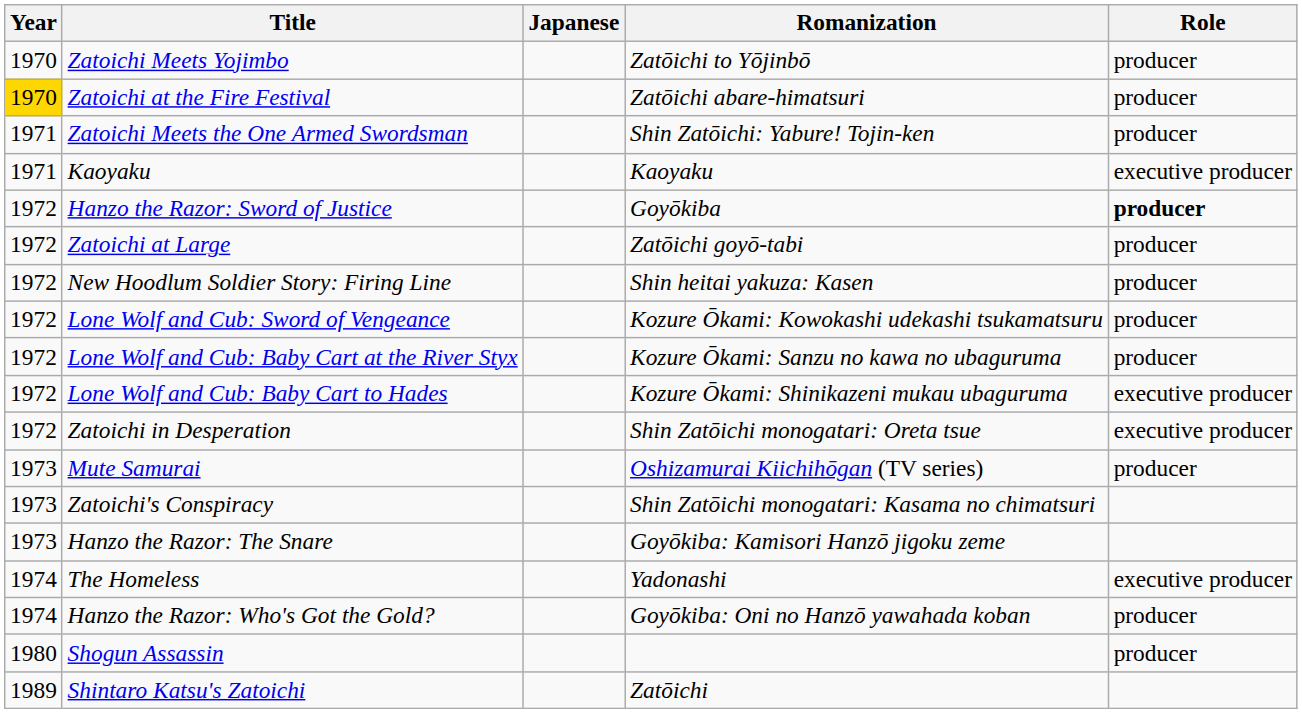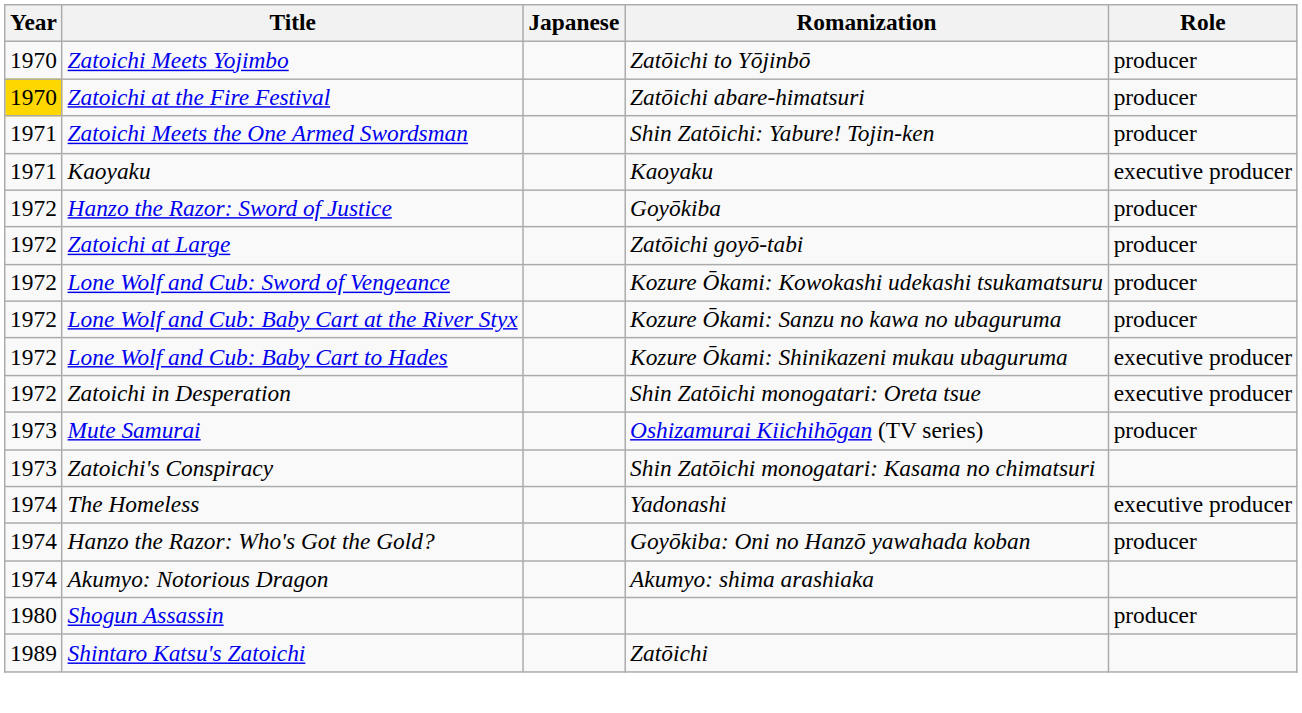(1159, 208) bold -> (1155, 208) normal
- row: (259, 282)
- row: (200, 541)
+ row: (198, 578)
